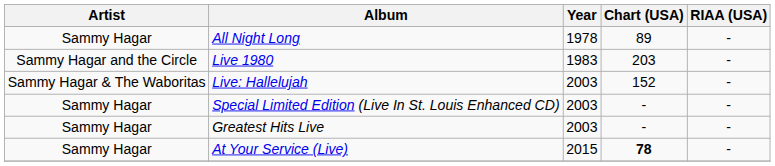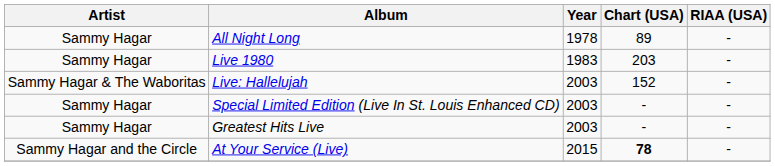(107, 60) Sammy Hagar and the Circle -> (107, 60) Sammy Hagar
(107, 149) Sammy Hagar -> (107, 149) Sammy Hagar and the Circle
